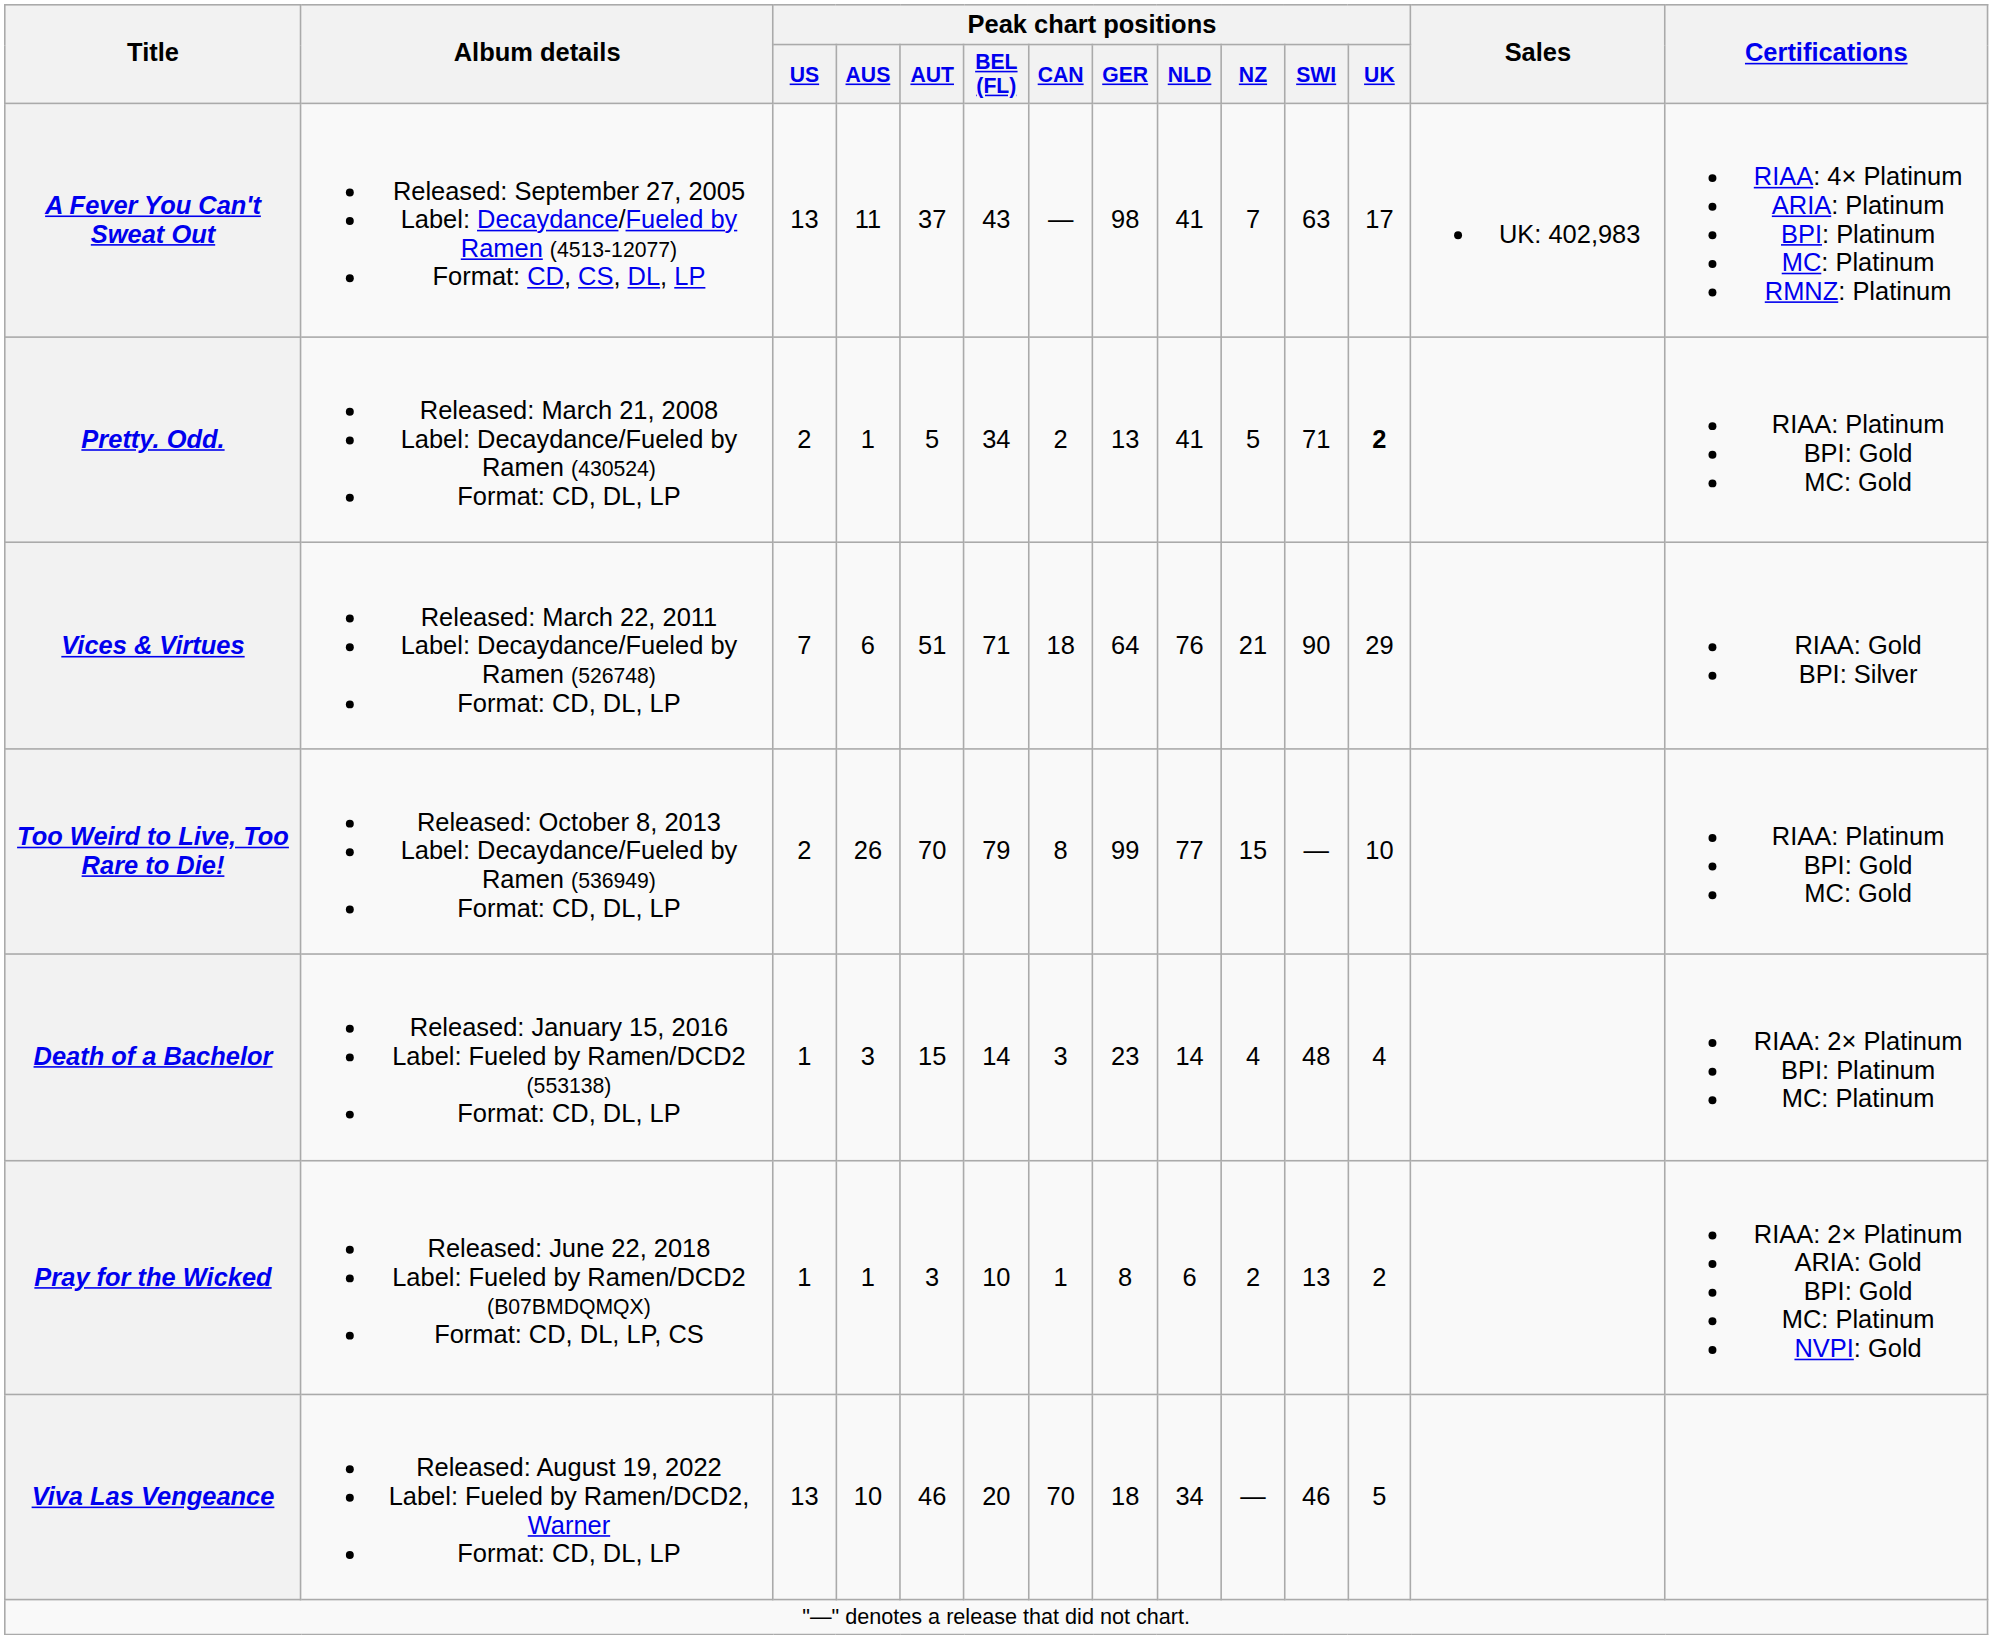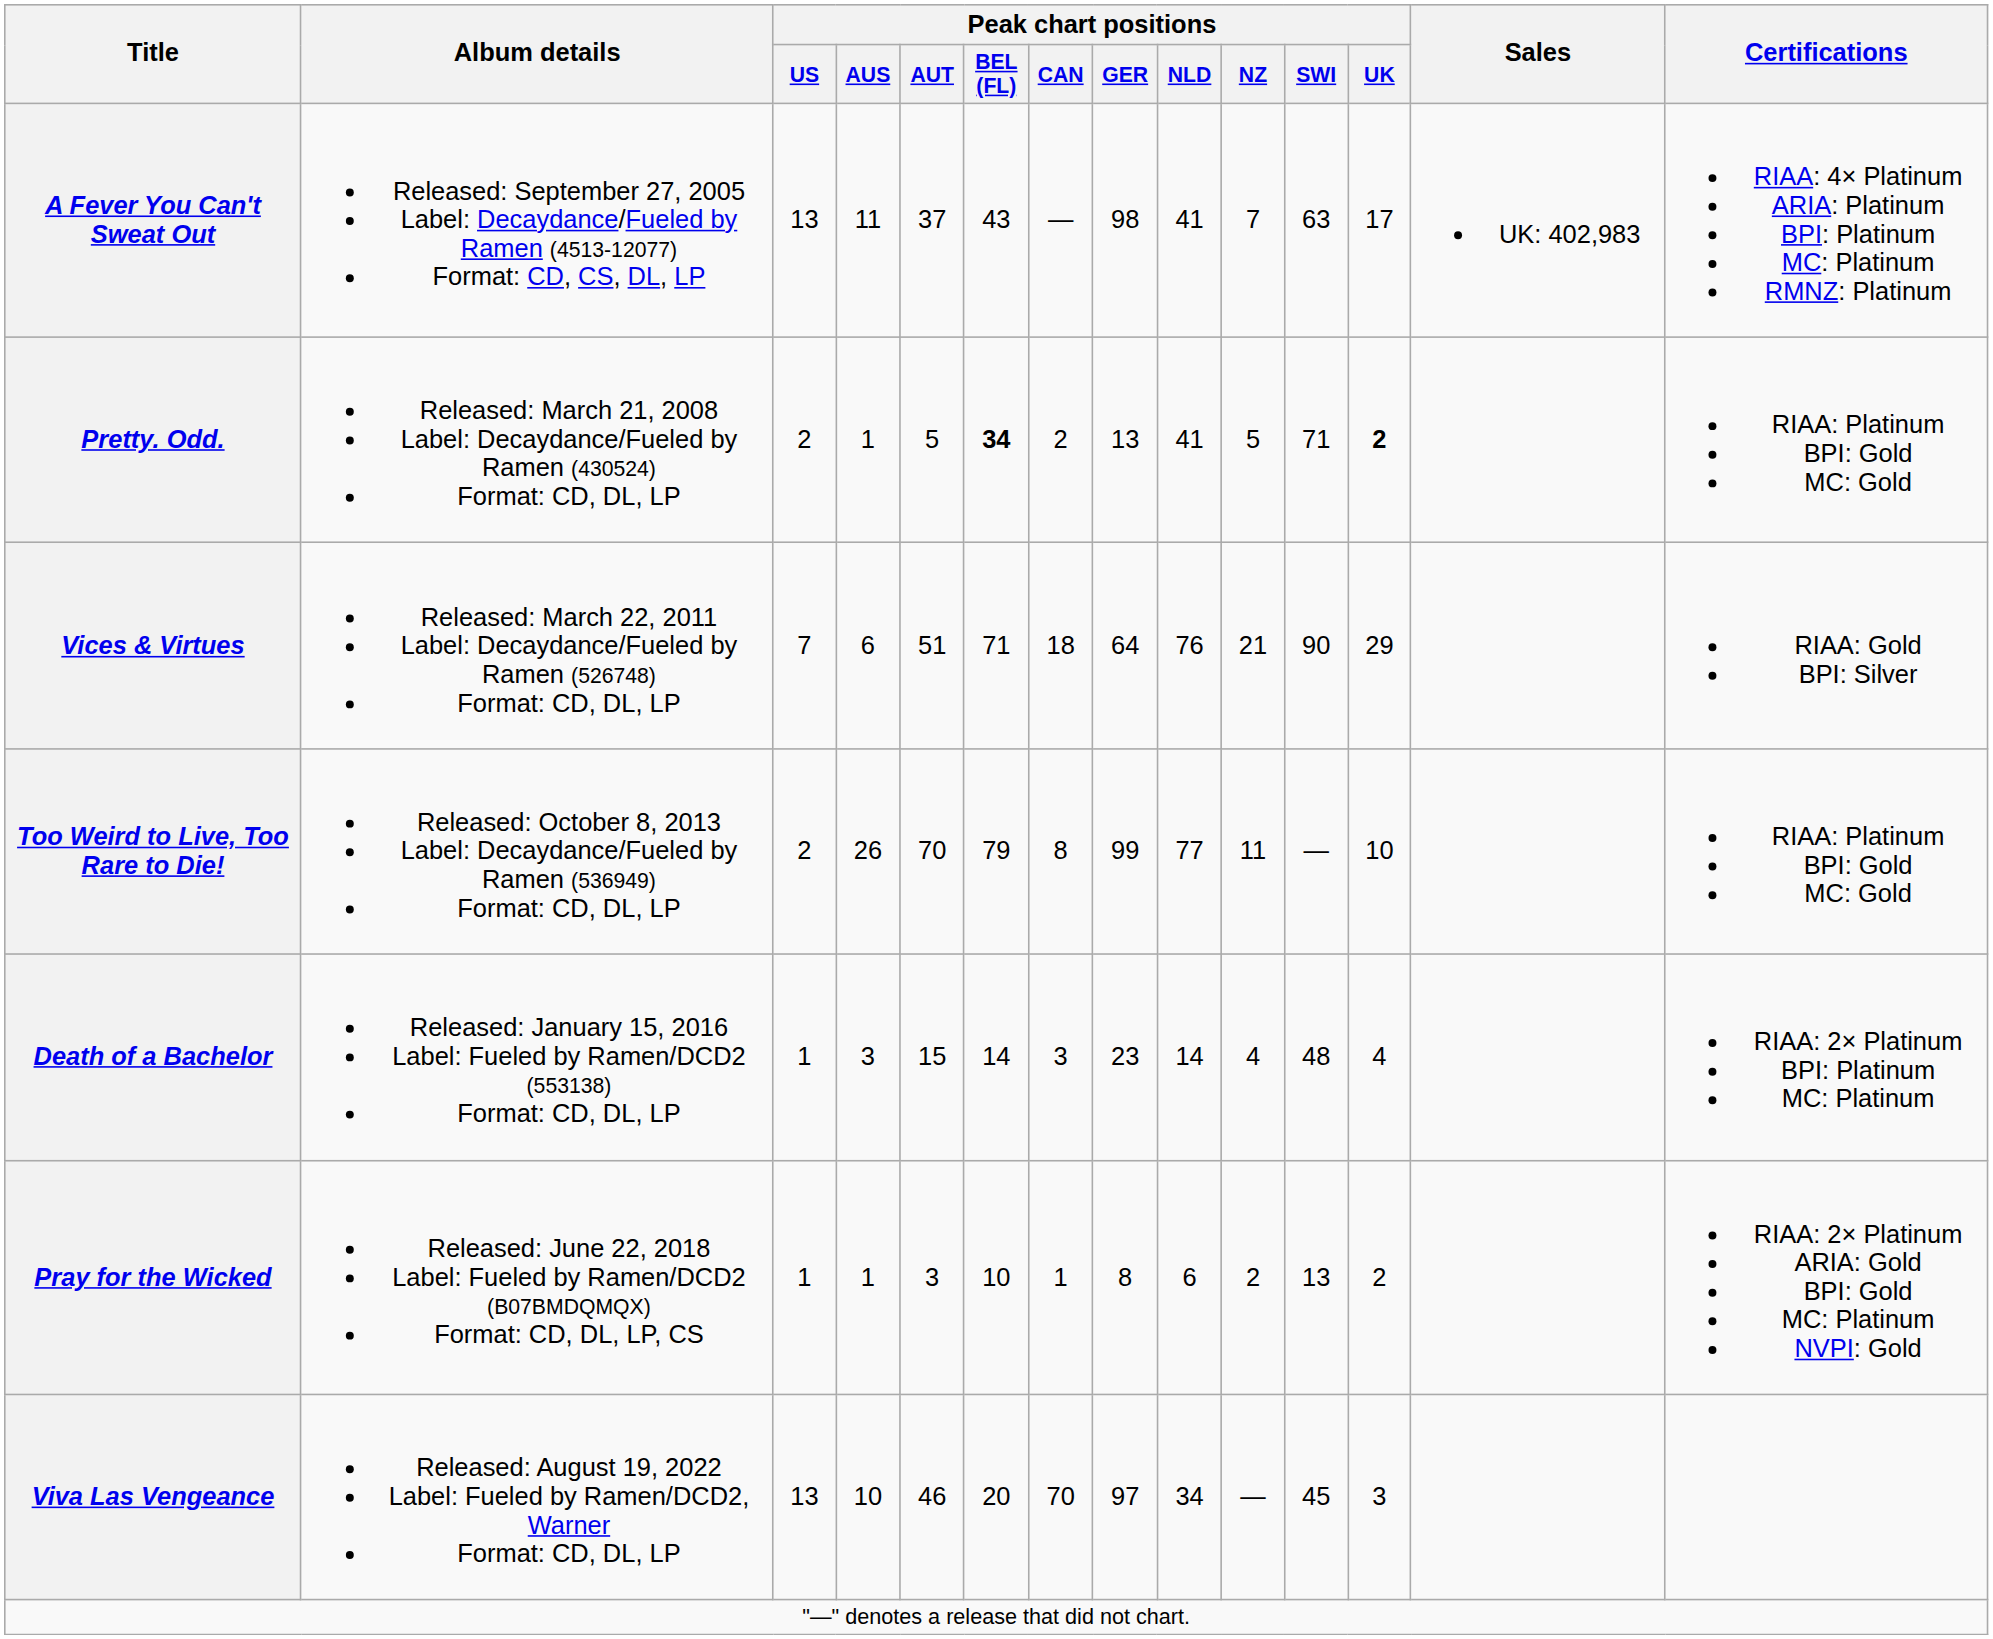(996, 439) normal -> (996, 439) bold
(1253, 851) 15 -> (1253, 851) 11
(1125, 1496) 18 -> (1125, 1496) 97
(1316, 1496) 46 -> (1316, 1496) 45
(1379, 1496) 5 -> (1379, 1496) 3
